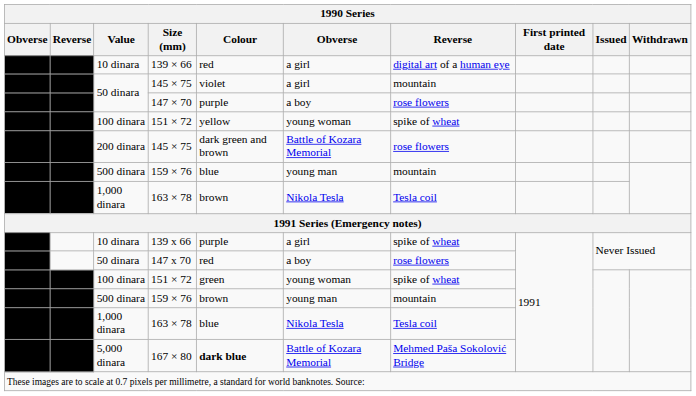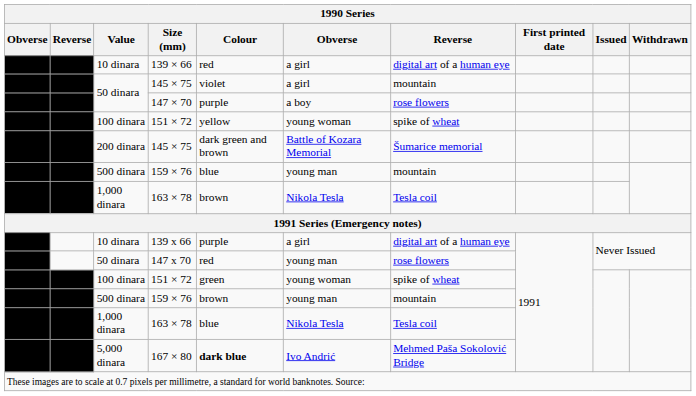(421, 146) rose flowers -> (438, 146) Šumarice memorial
(426, 242) spike of wheat -> (451, 242) digital art of a human eye
(299, 260) a boy -> (312, 260) young man
(324, 356) Battle of Kozara Memorial -> (311, 356) Ivo Andrić
